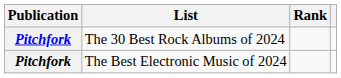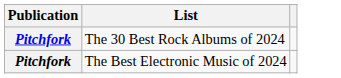- column: (310, 15)
